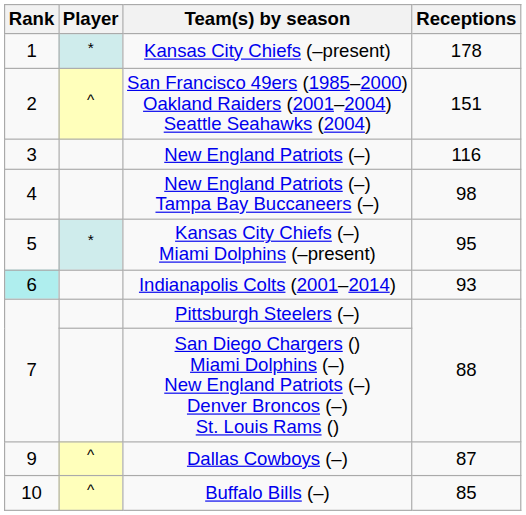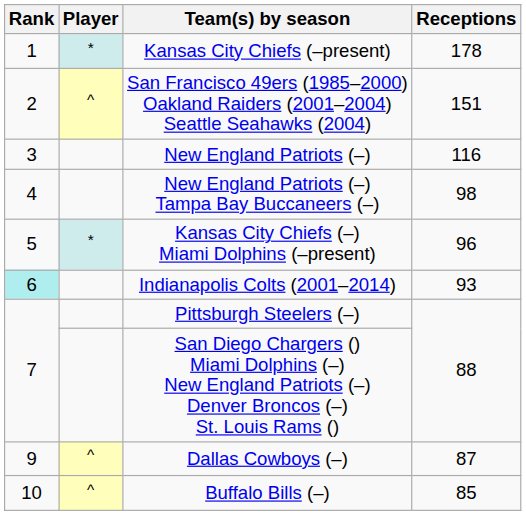(466, 244) 95 -> (466, 244) 96
